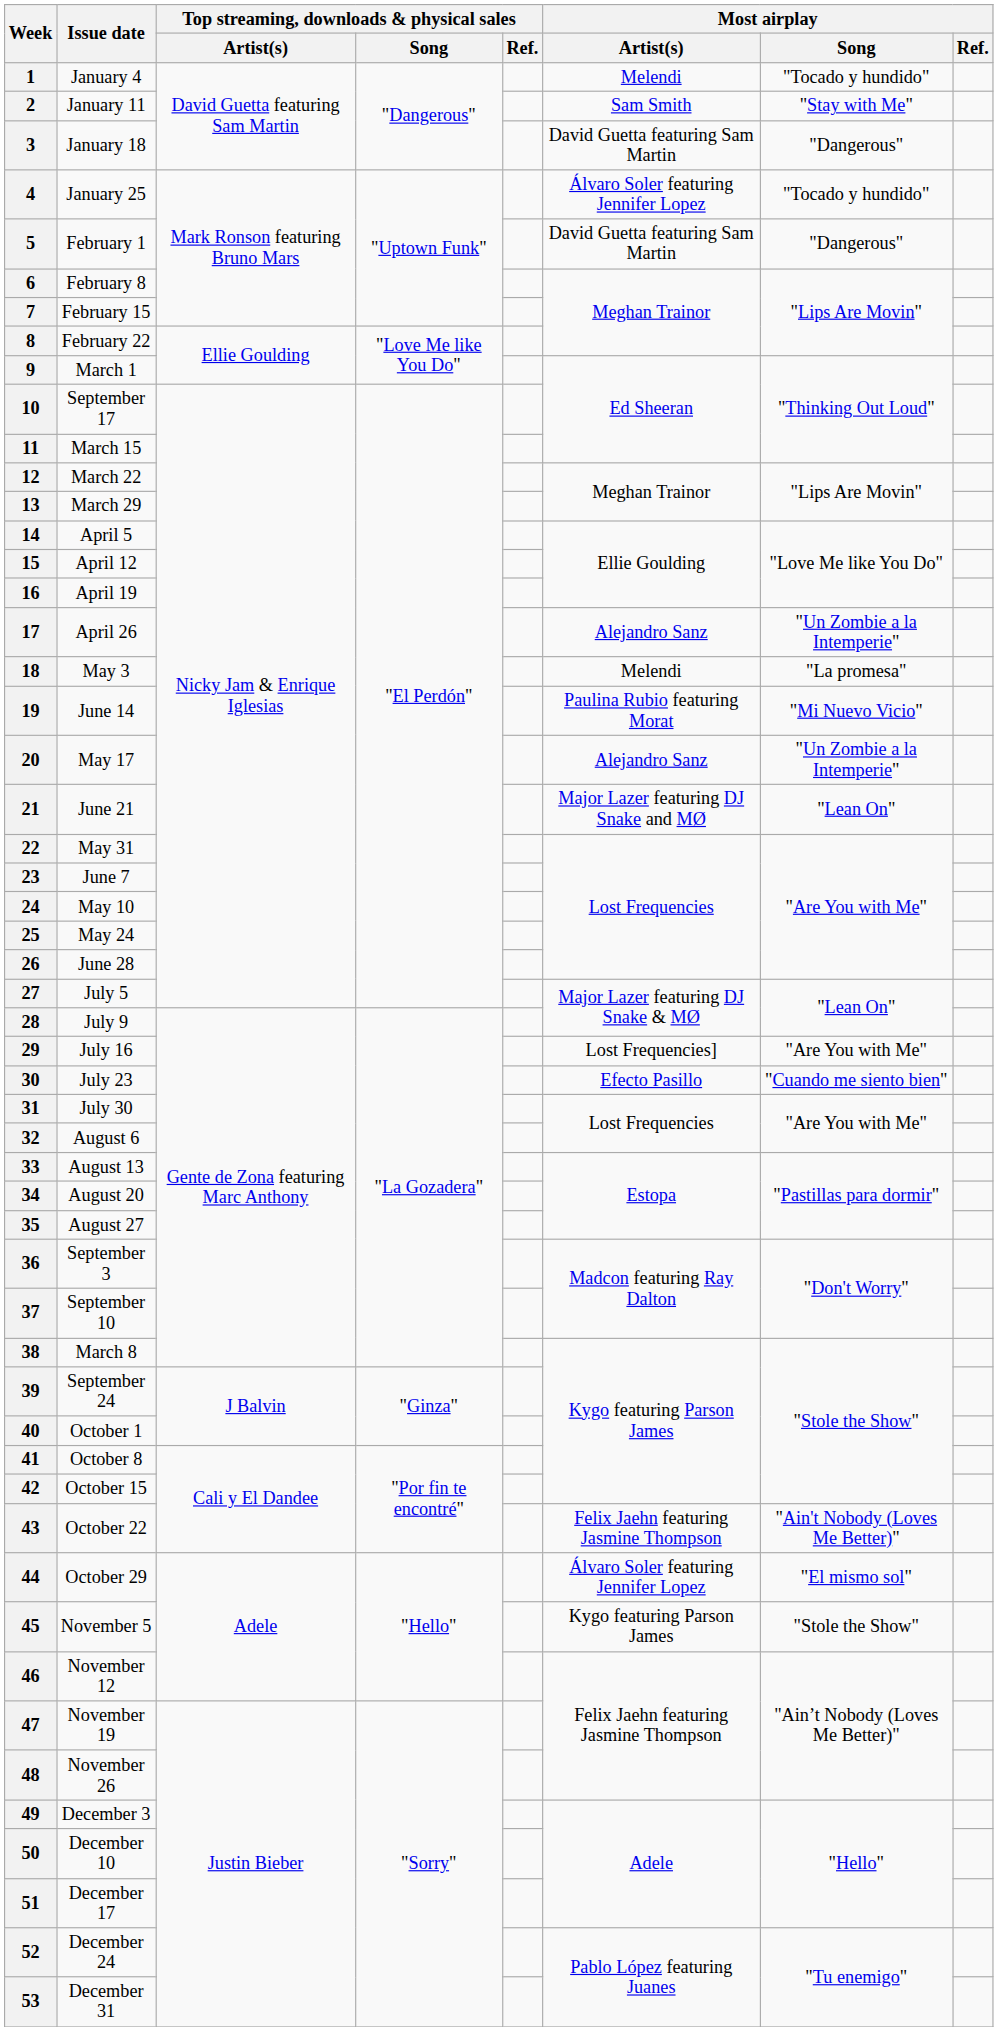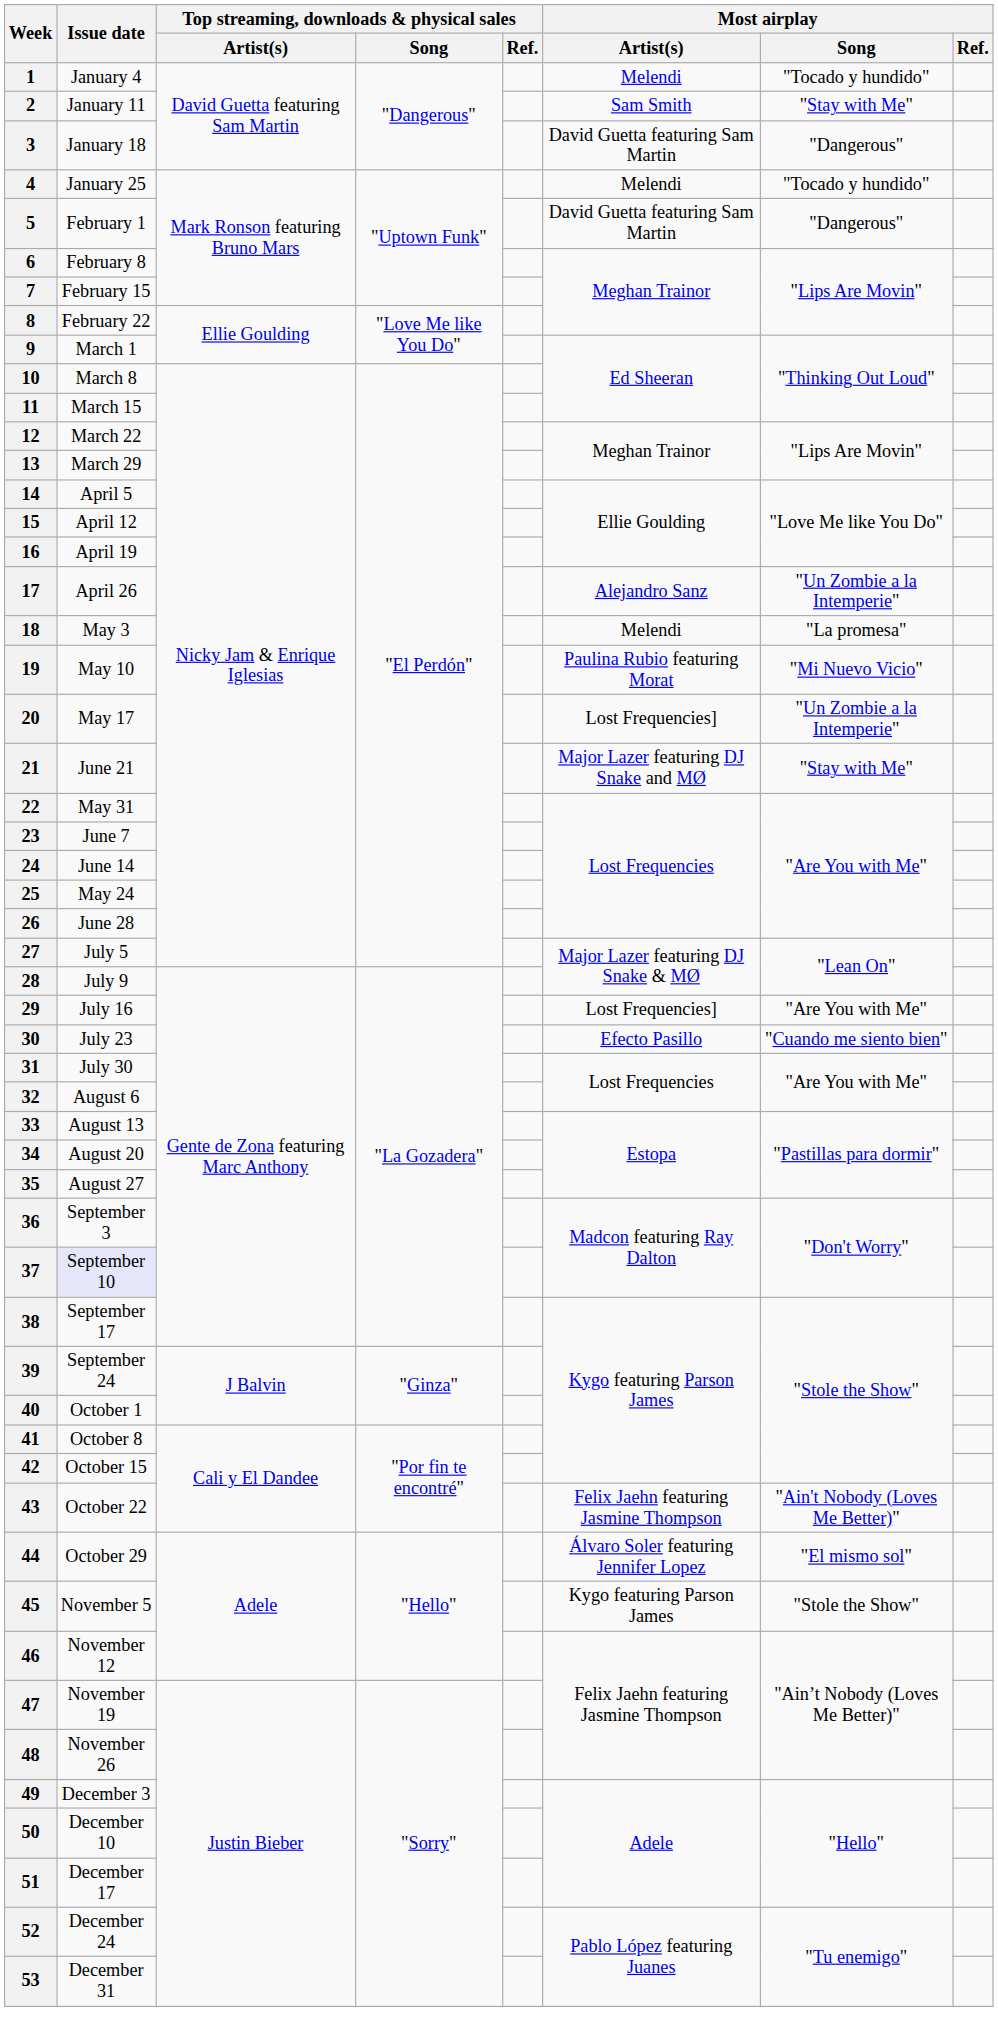(651, 194) Álvaro Soler featuring Jennifer Lopez -> (651, 184) Melendi
(106, 408) September 17 -> (106, 378) March 8
(106, 710) June 14 -> (106, 669) May 10
(651, 759) Alejandro Sanz -> (651, 718) Lost Frequencies]
(856, 809) "Lean On" -> (856, 768) "Stay with Me"
(106, 906) May 10 -> (106, 865) June 14
(106, 1313) no background -> (106, 1272) lavender background
(106, 1352) March 8 -> (106, 1321) September 17
